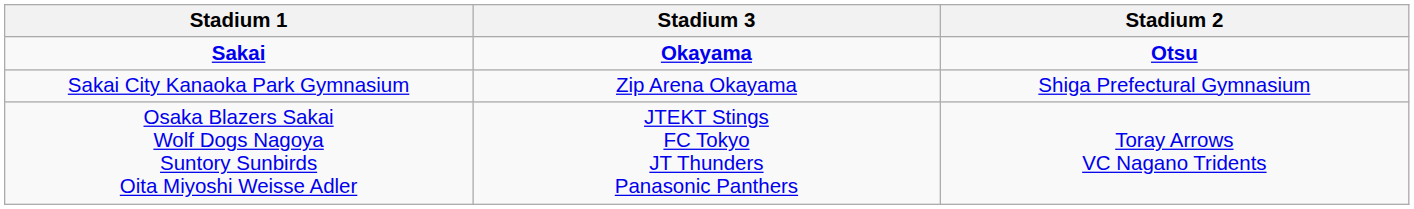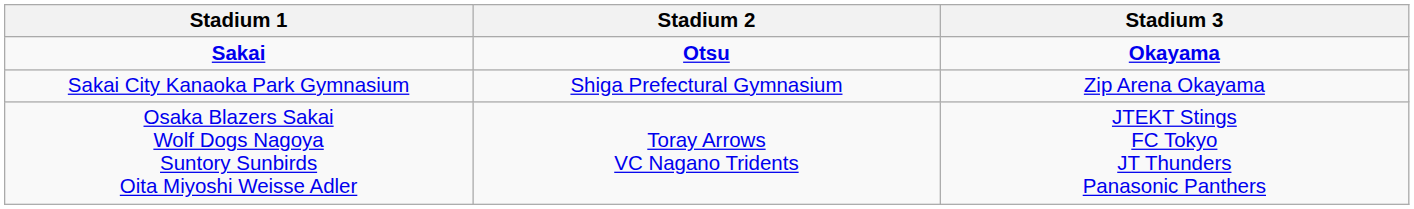columns swapped: (1174, 20) <-> (706, 20)
